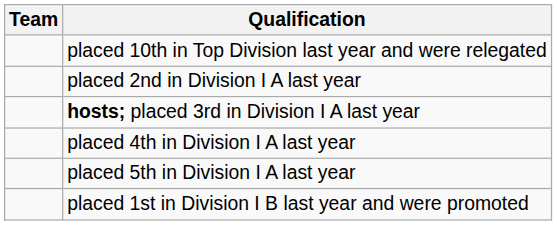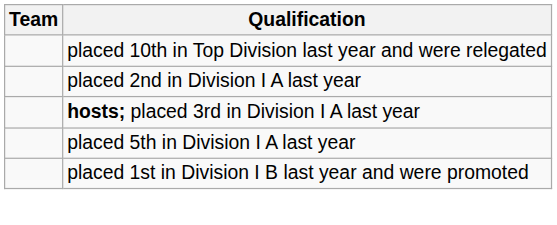- row: (211, 142)
